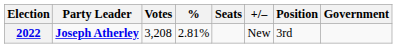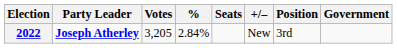(158, 33) 3,208 -> (158, 33) 3,205
(194, 33) 2.81% -> (194, 33) 2.84%
